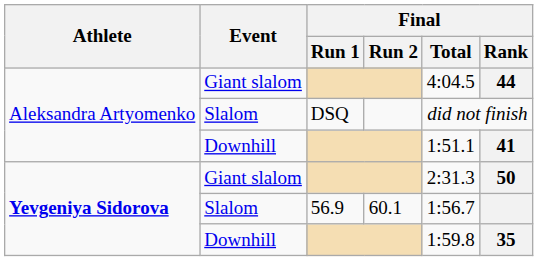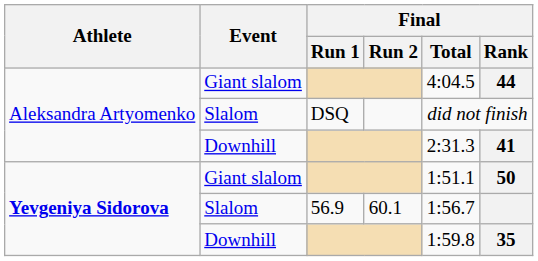(451, 145) 1:51.1 -> (451, 145) 2:31.3
(451, 177) 2:31.3 -> (451, 177) 1:51.1
